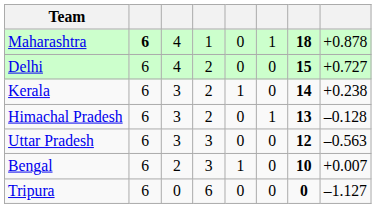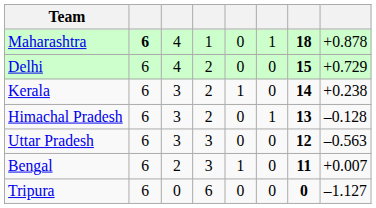(345, 66) +0.727 -> (345, 66) +0.729
(304, 166) 10 -> (304, 166) 11
